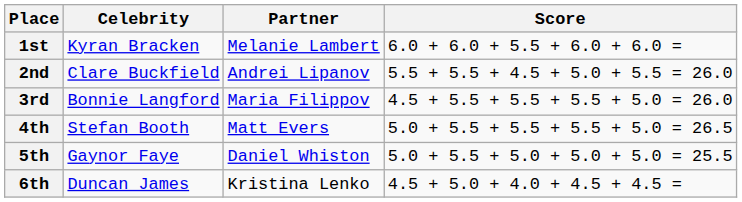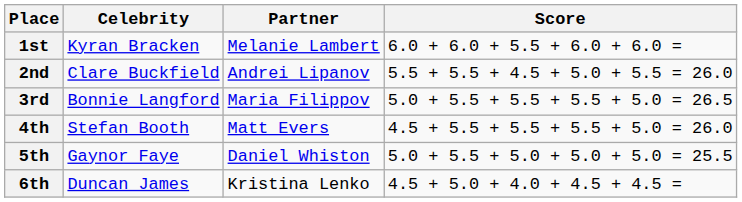(560, 101) 4.5 + 5.5 + 5.5 + 5.5 + 5.0 = 26.0 -> (560, 101) 5.0 + 5.5 + 5.5 + 5.5 + 5.0 = 26.5
(560, 129) 5.0 + 5.5 + 5.5 + 5.5 + 5.0 = 26.5 -> (560, 129) 4.5 + 5.5 + 5.5 + 5.5 + 5.0 = 26.0
